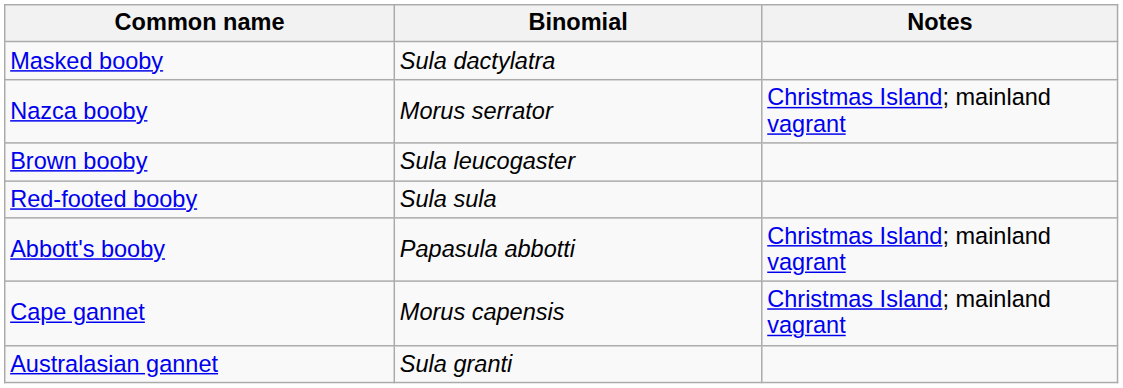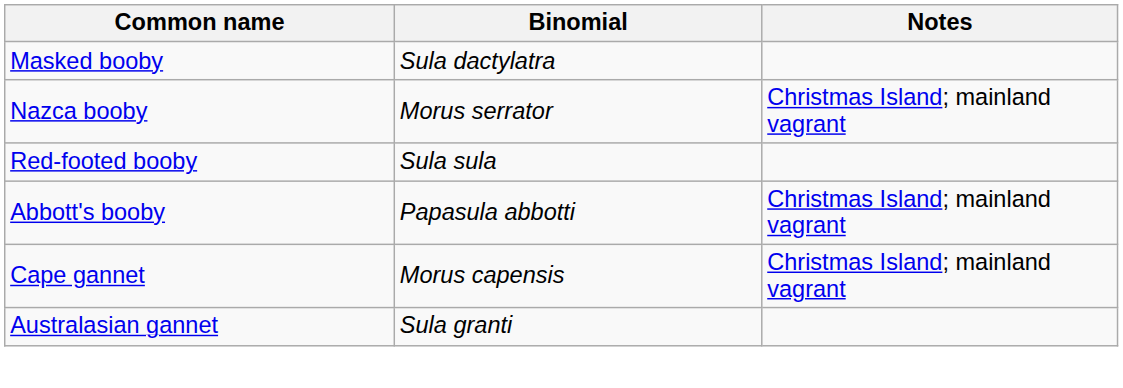- row: (79, 161)
